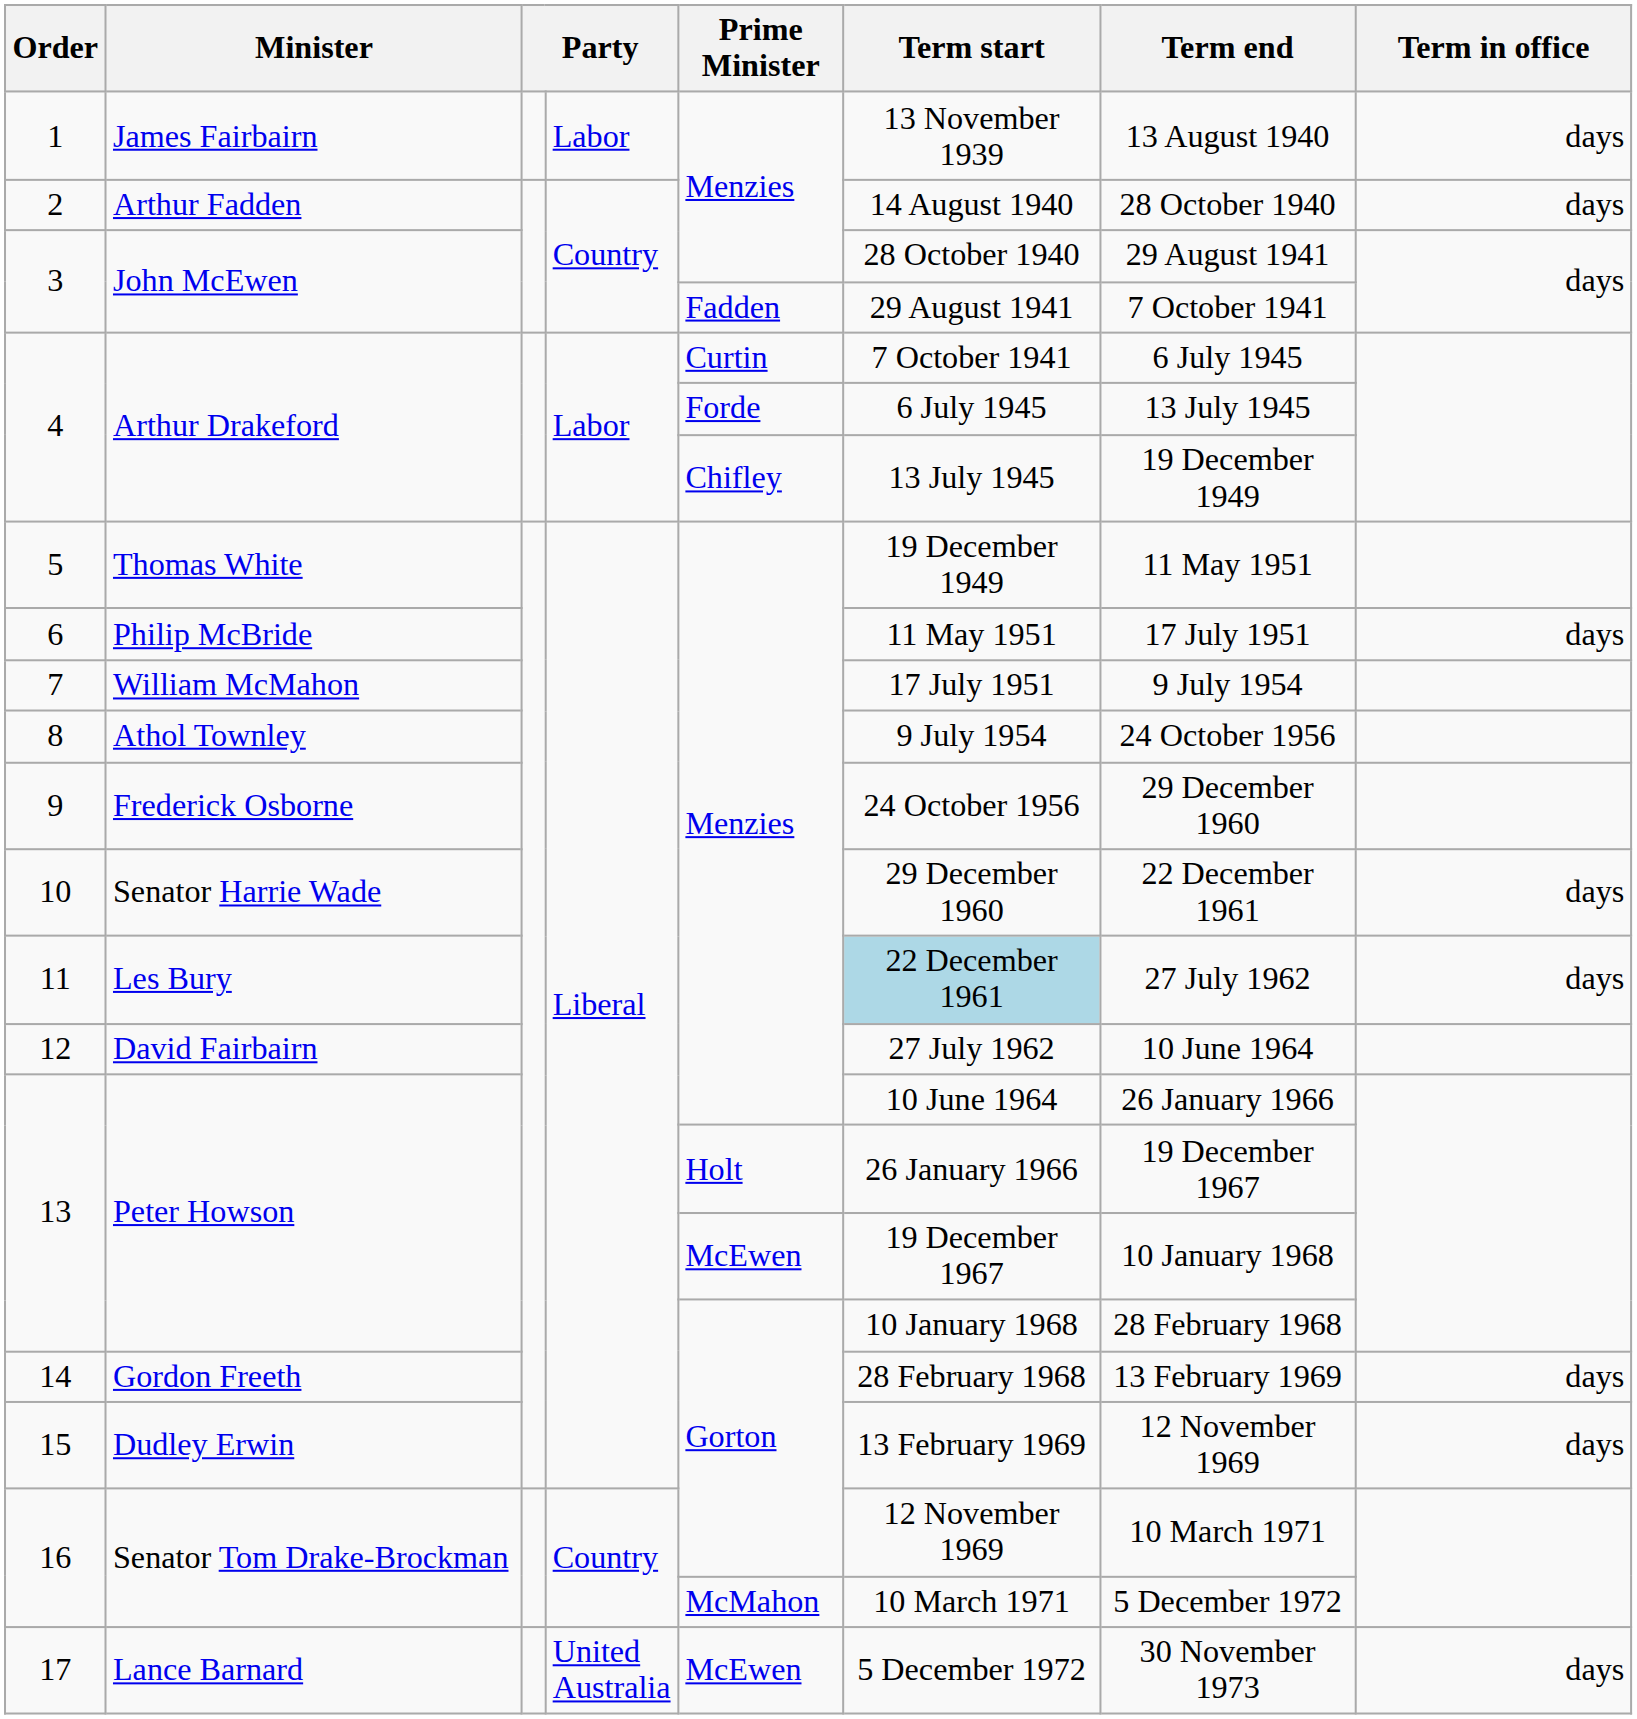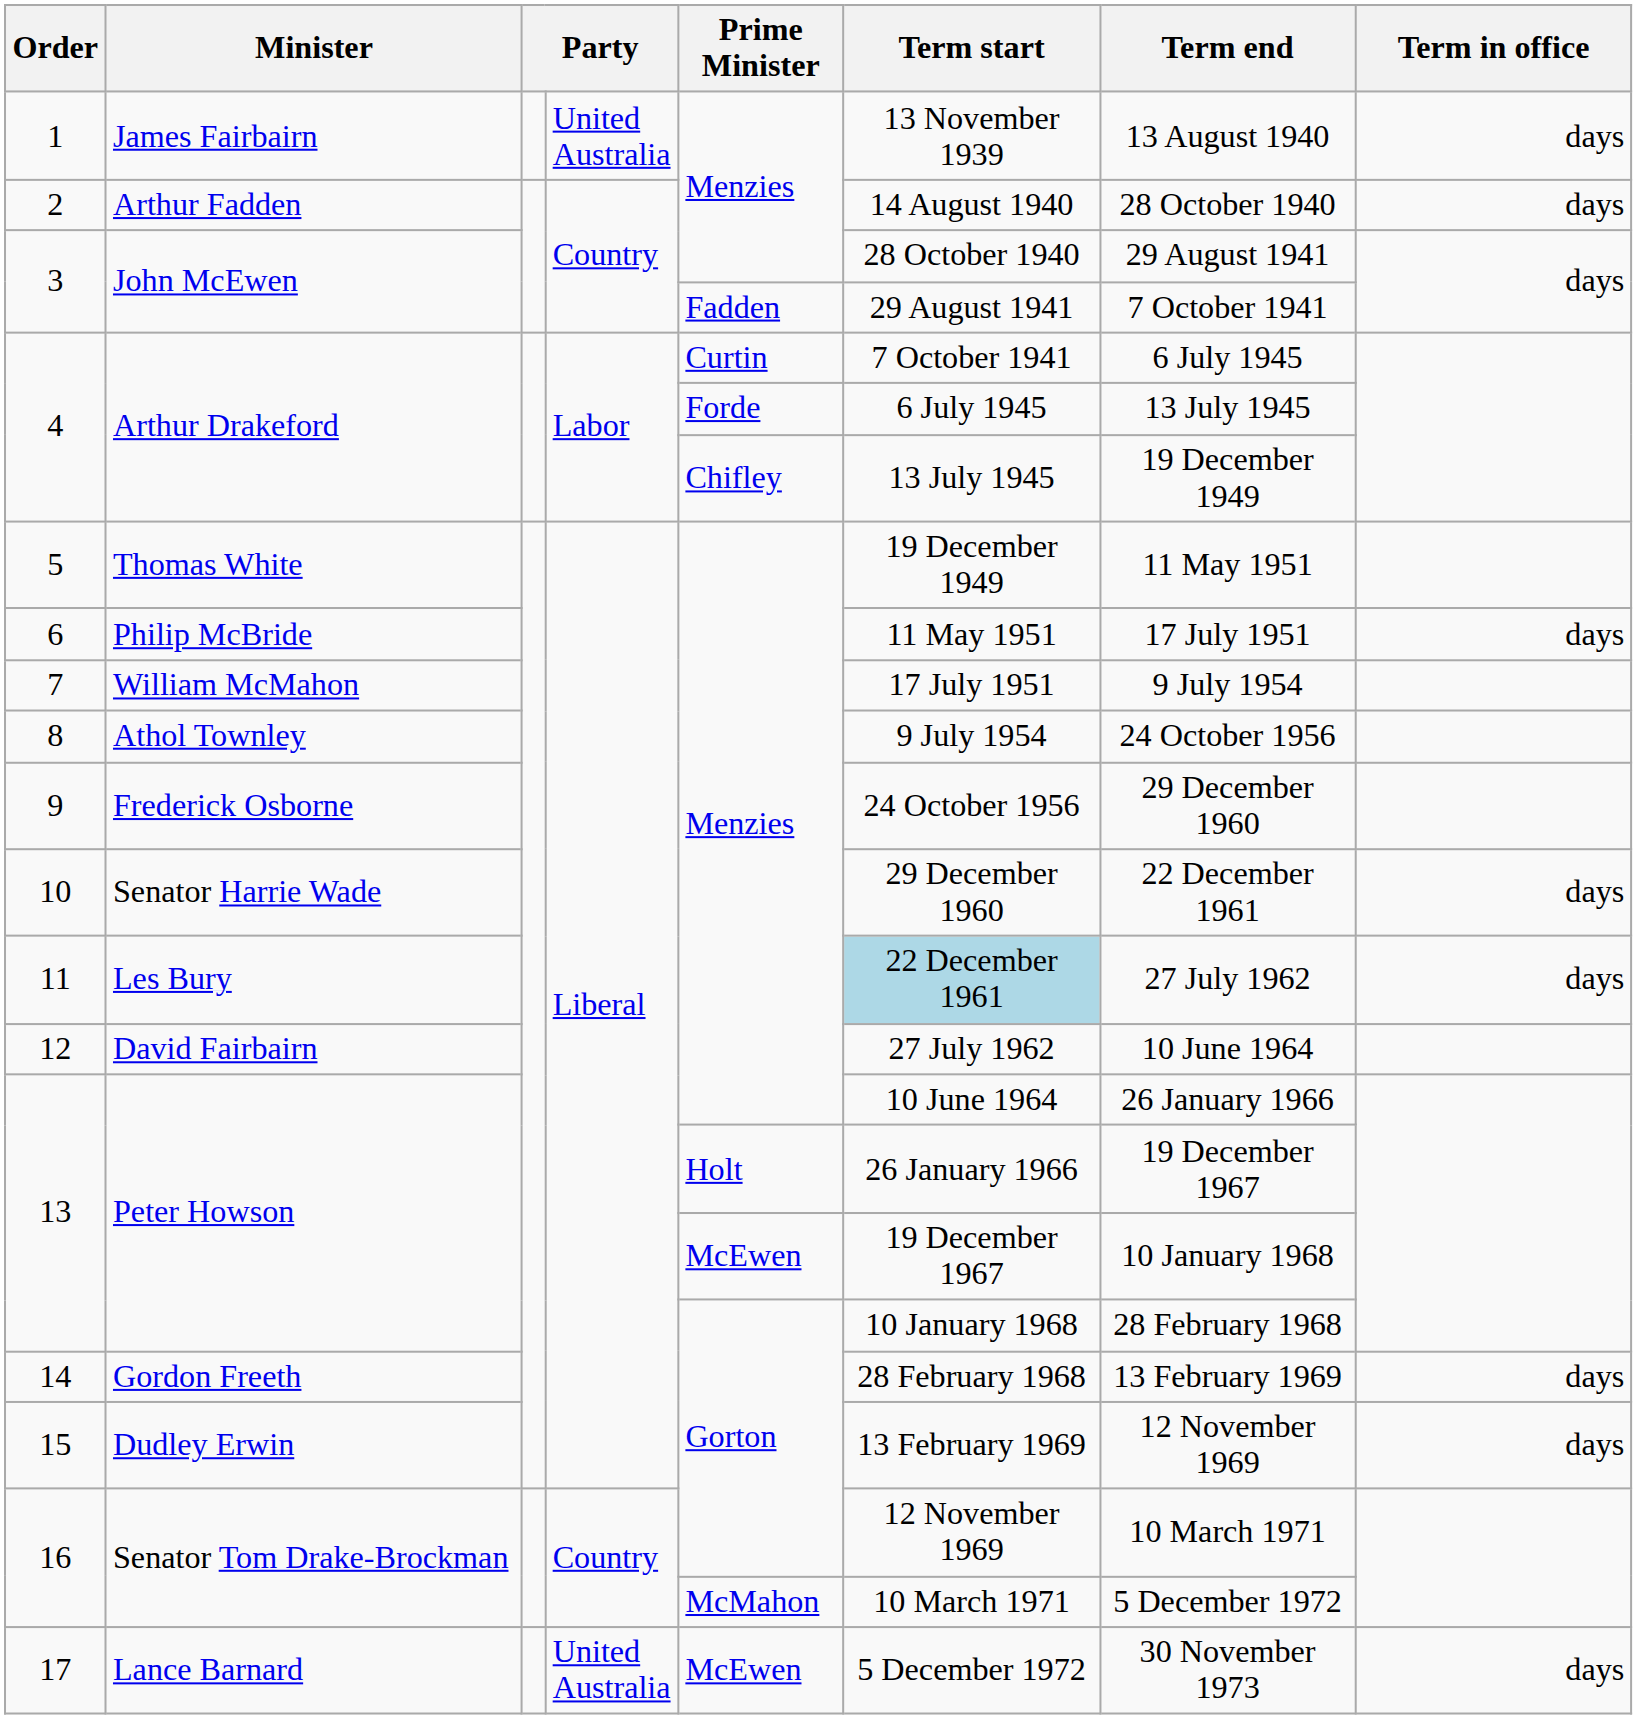(591, 135) Labor -> (612, 135) United Australia
